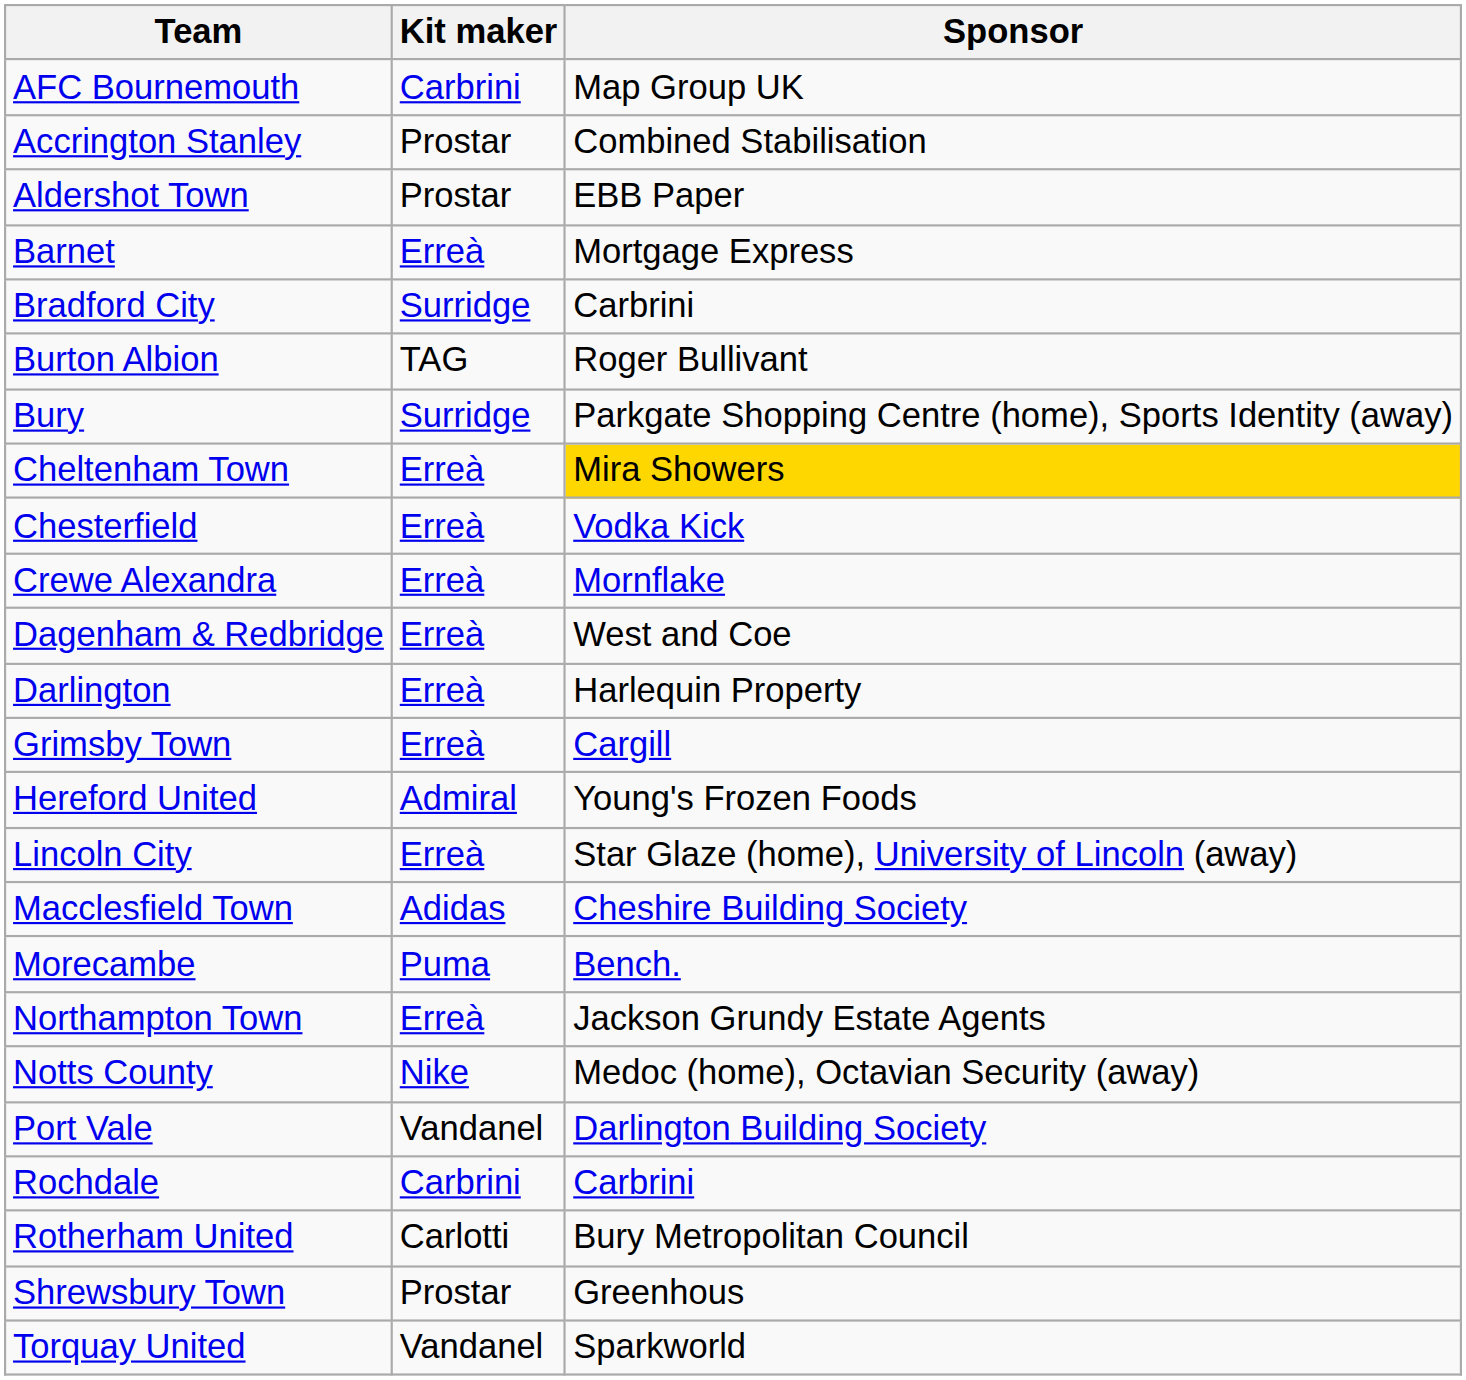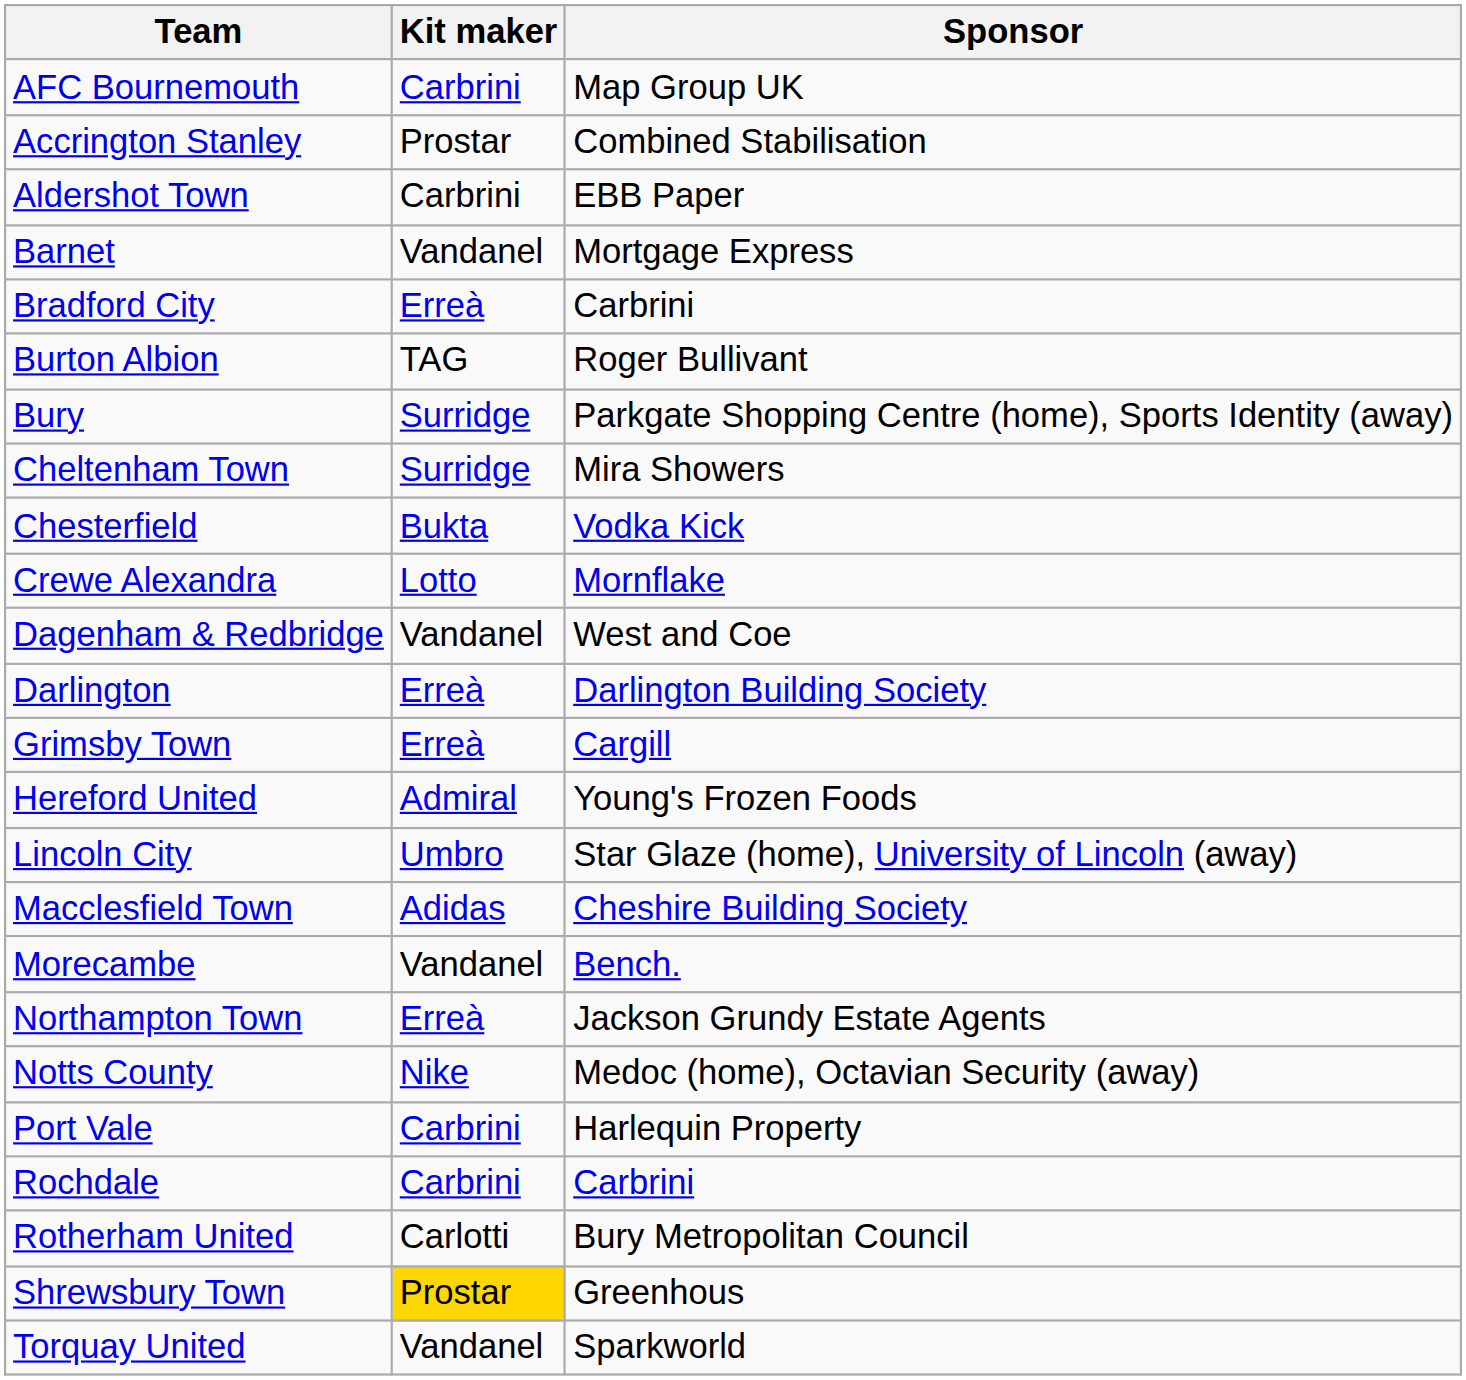(455, 196) Prostar -> (460, 196) Carbrini
(442, 251) Erreà -> (472, 251) Vandanel
(465, 305) Surridge -> (442, 305) Erreà
(442, 470) Erreà -> (465, 470) Surridge
(679, 470) gold background -> (679, 470) no background
(442, 525) Erreà -> (444, 525) Bukta
(442, 580) Erreà -> (438, 580) Lotto
(442, 634) Erreà -> (472, 634) Vandanel
(717, 689) Harlequin Property -> (780, 689) Darlington Building Society
(442, 854) Erreà -> (452, 854) Umbro
(445, 963) Puma -> (472, 963) Vandanel
(472, 1128) Vandanel -> (460, 1128) Carbrini
(780, 1128) Darlington Building Society -> (717, 1128) Harlequin Property
(455, 1292) no background -> (455, 1292) gold background
